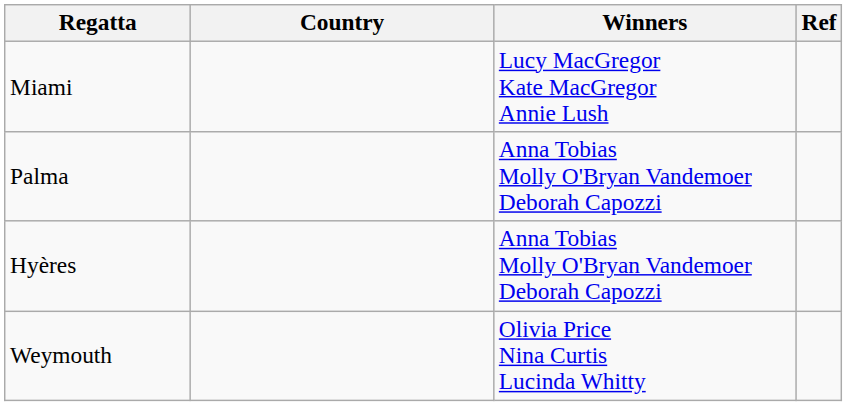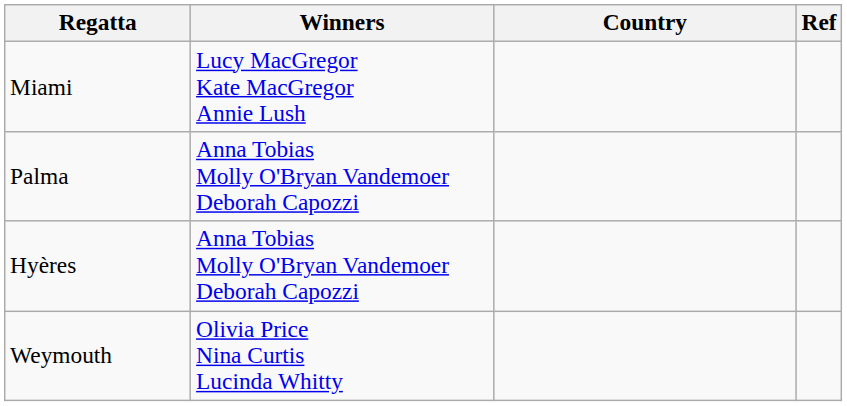columns swapped: (645, 23) <-> (342, 23)
